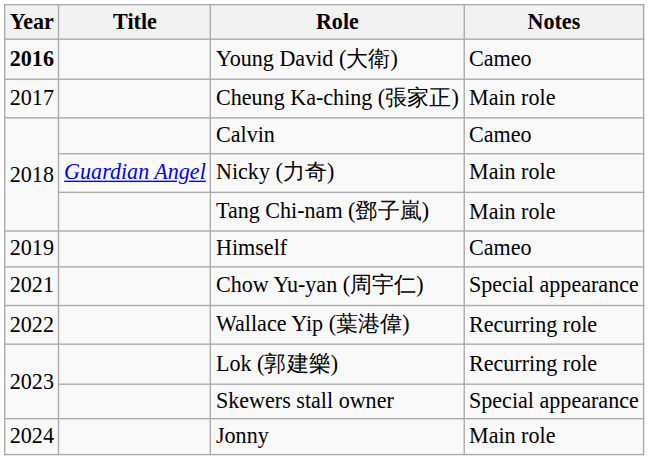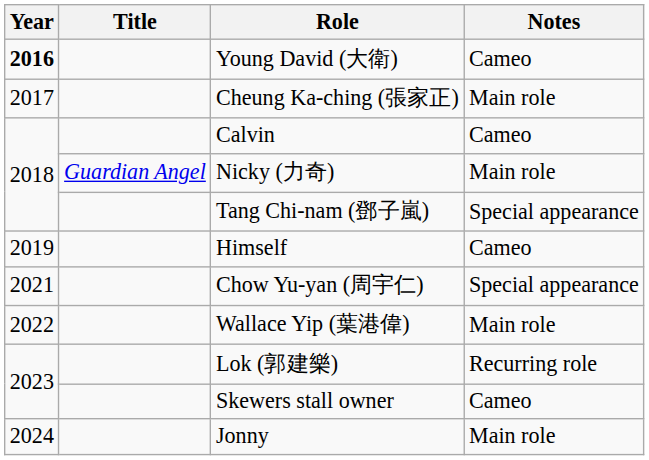(512, 211) Main role -> (554, 211) Special appearance
(533, 324) Recurring role -> (512, 324) Main role
(554, 401) Special appearance -> (500, 401) Cameo
